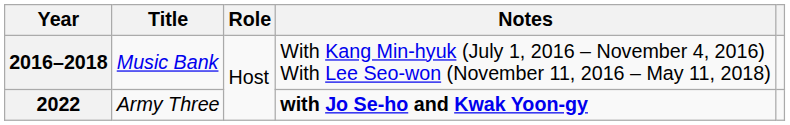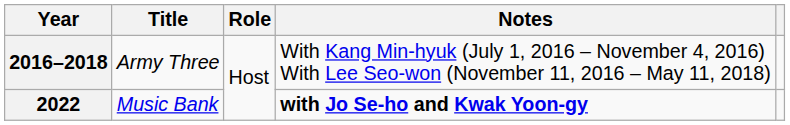(168, 62) Music Bank -> (168, 62) Army Three
(168, 104) Army Three -> (168, 104) Music Bank
